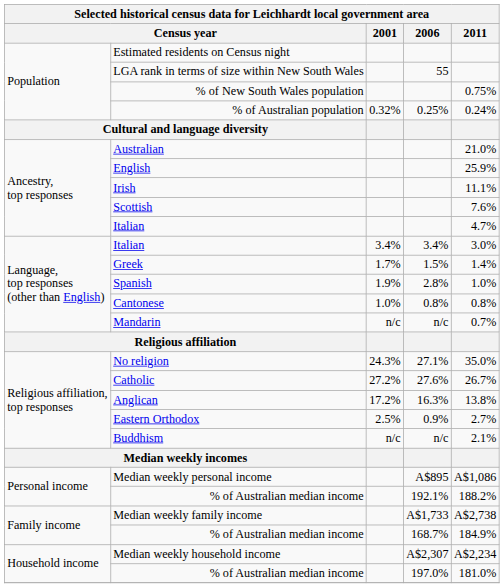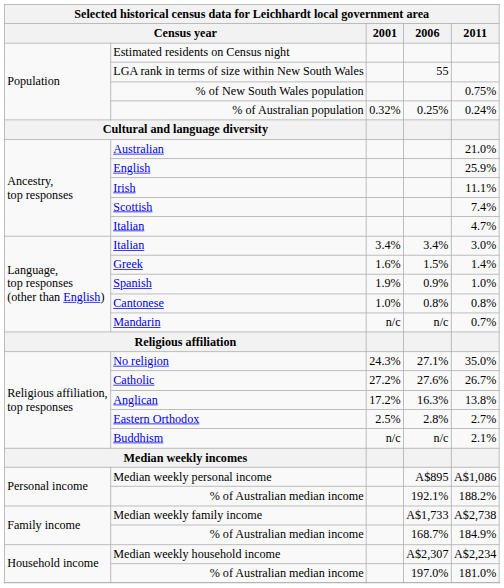(484, 206) 7.6% -> (484, 206) 7.4%
(388, 264) 1.7% -> (388, 264) 1.6%
(434, 284) 2.8% -> (434, 284) 0.9%
(434, 419) 0.9% -> (434, 419) 2.8%
